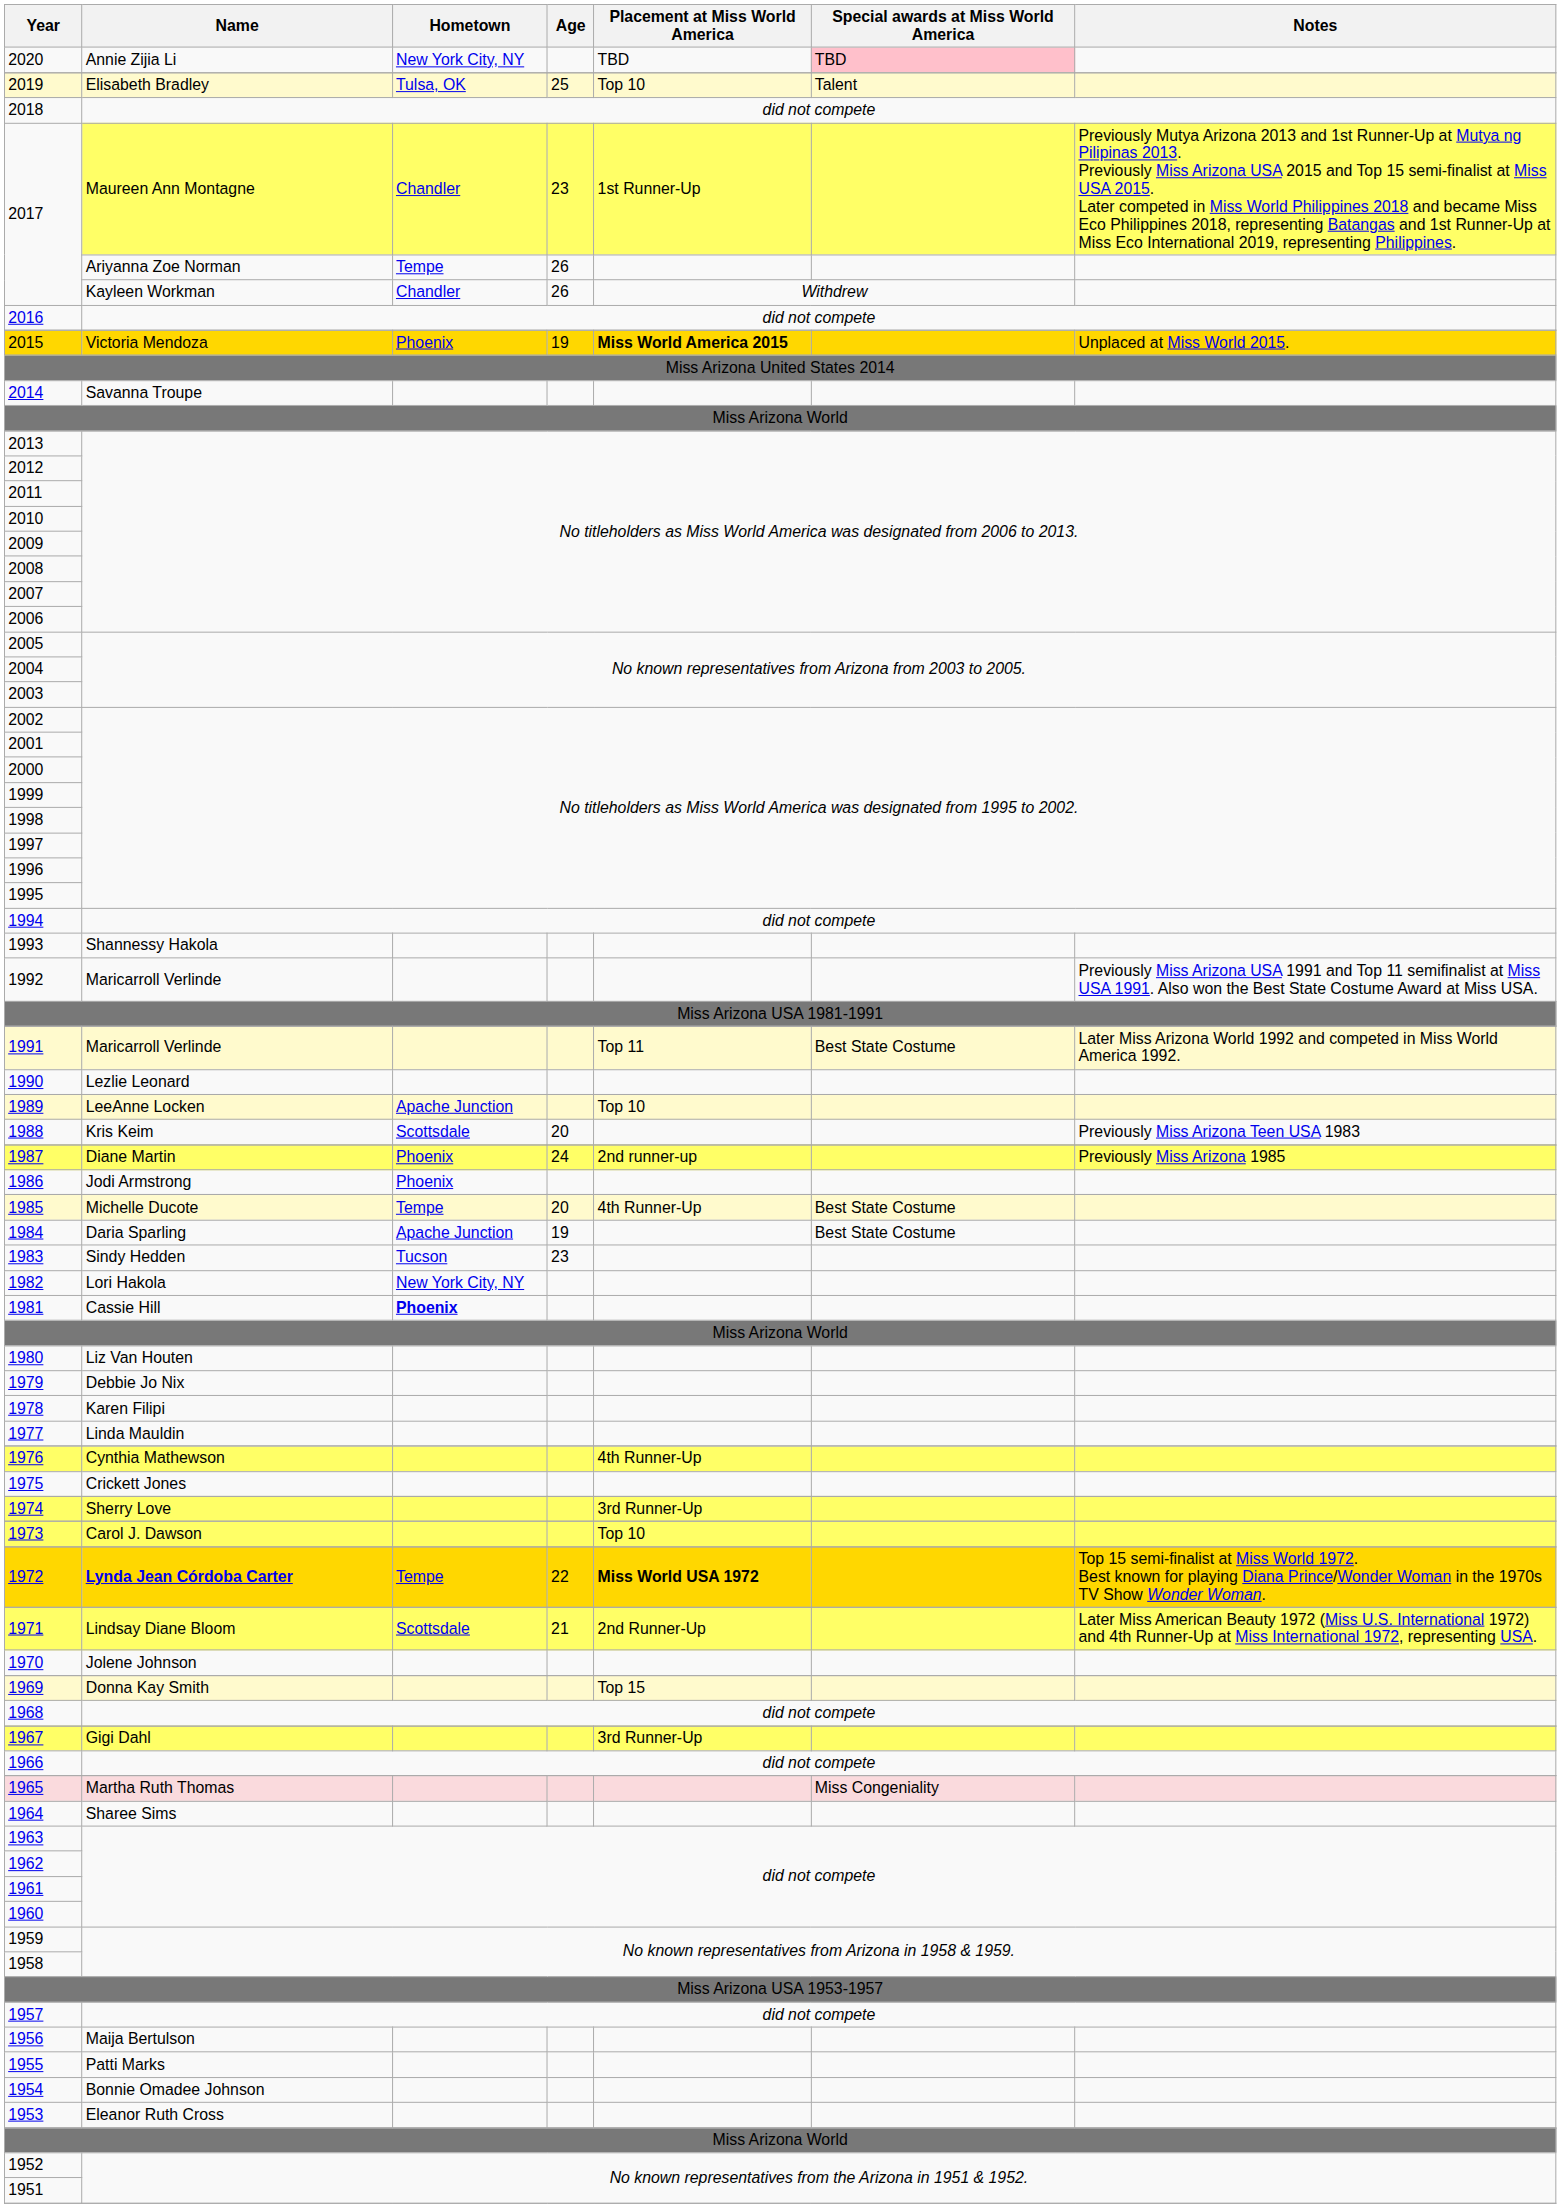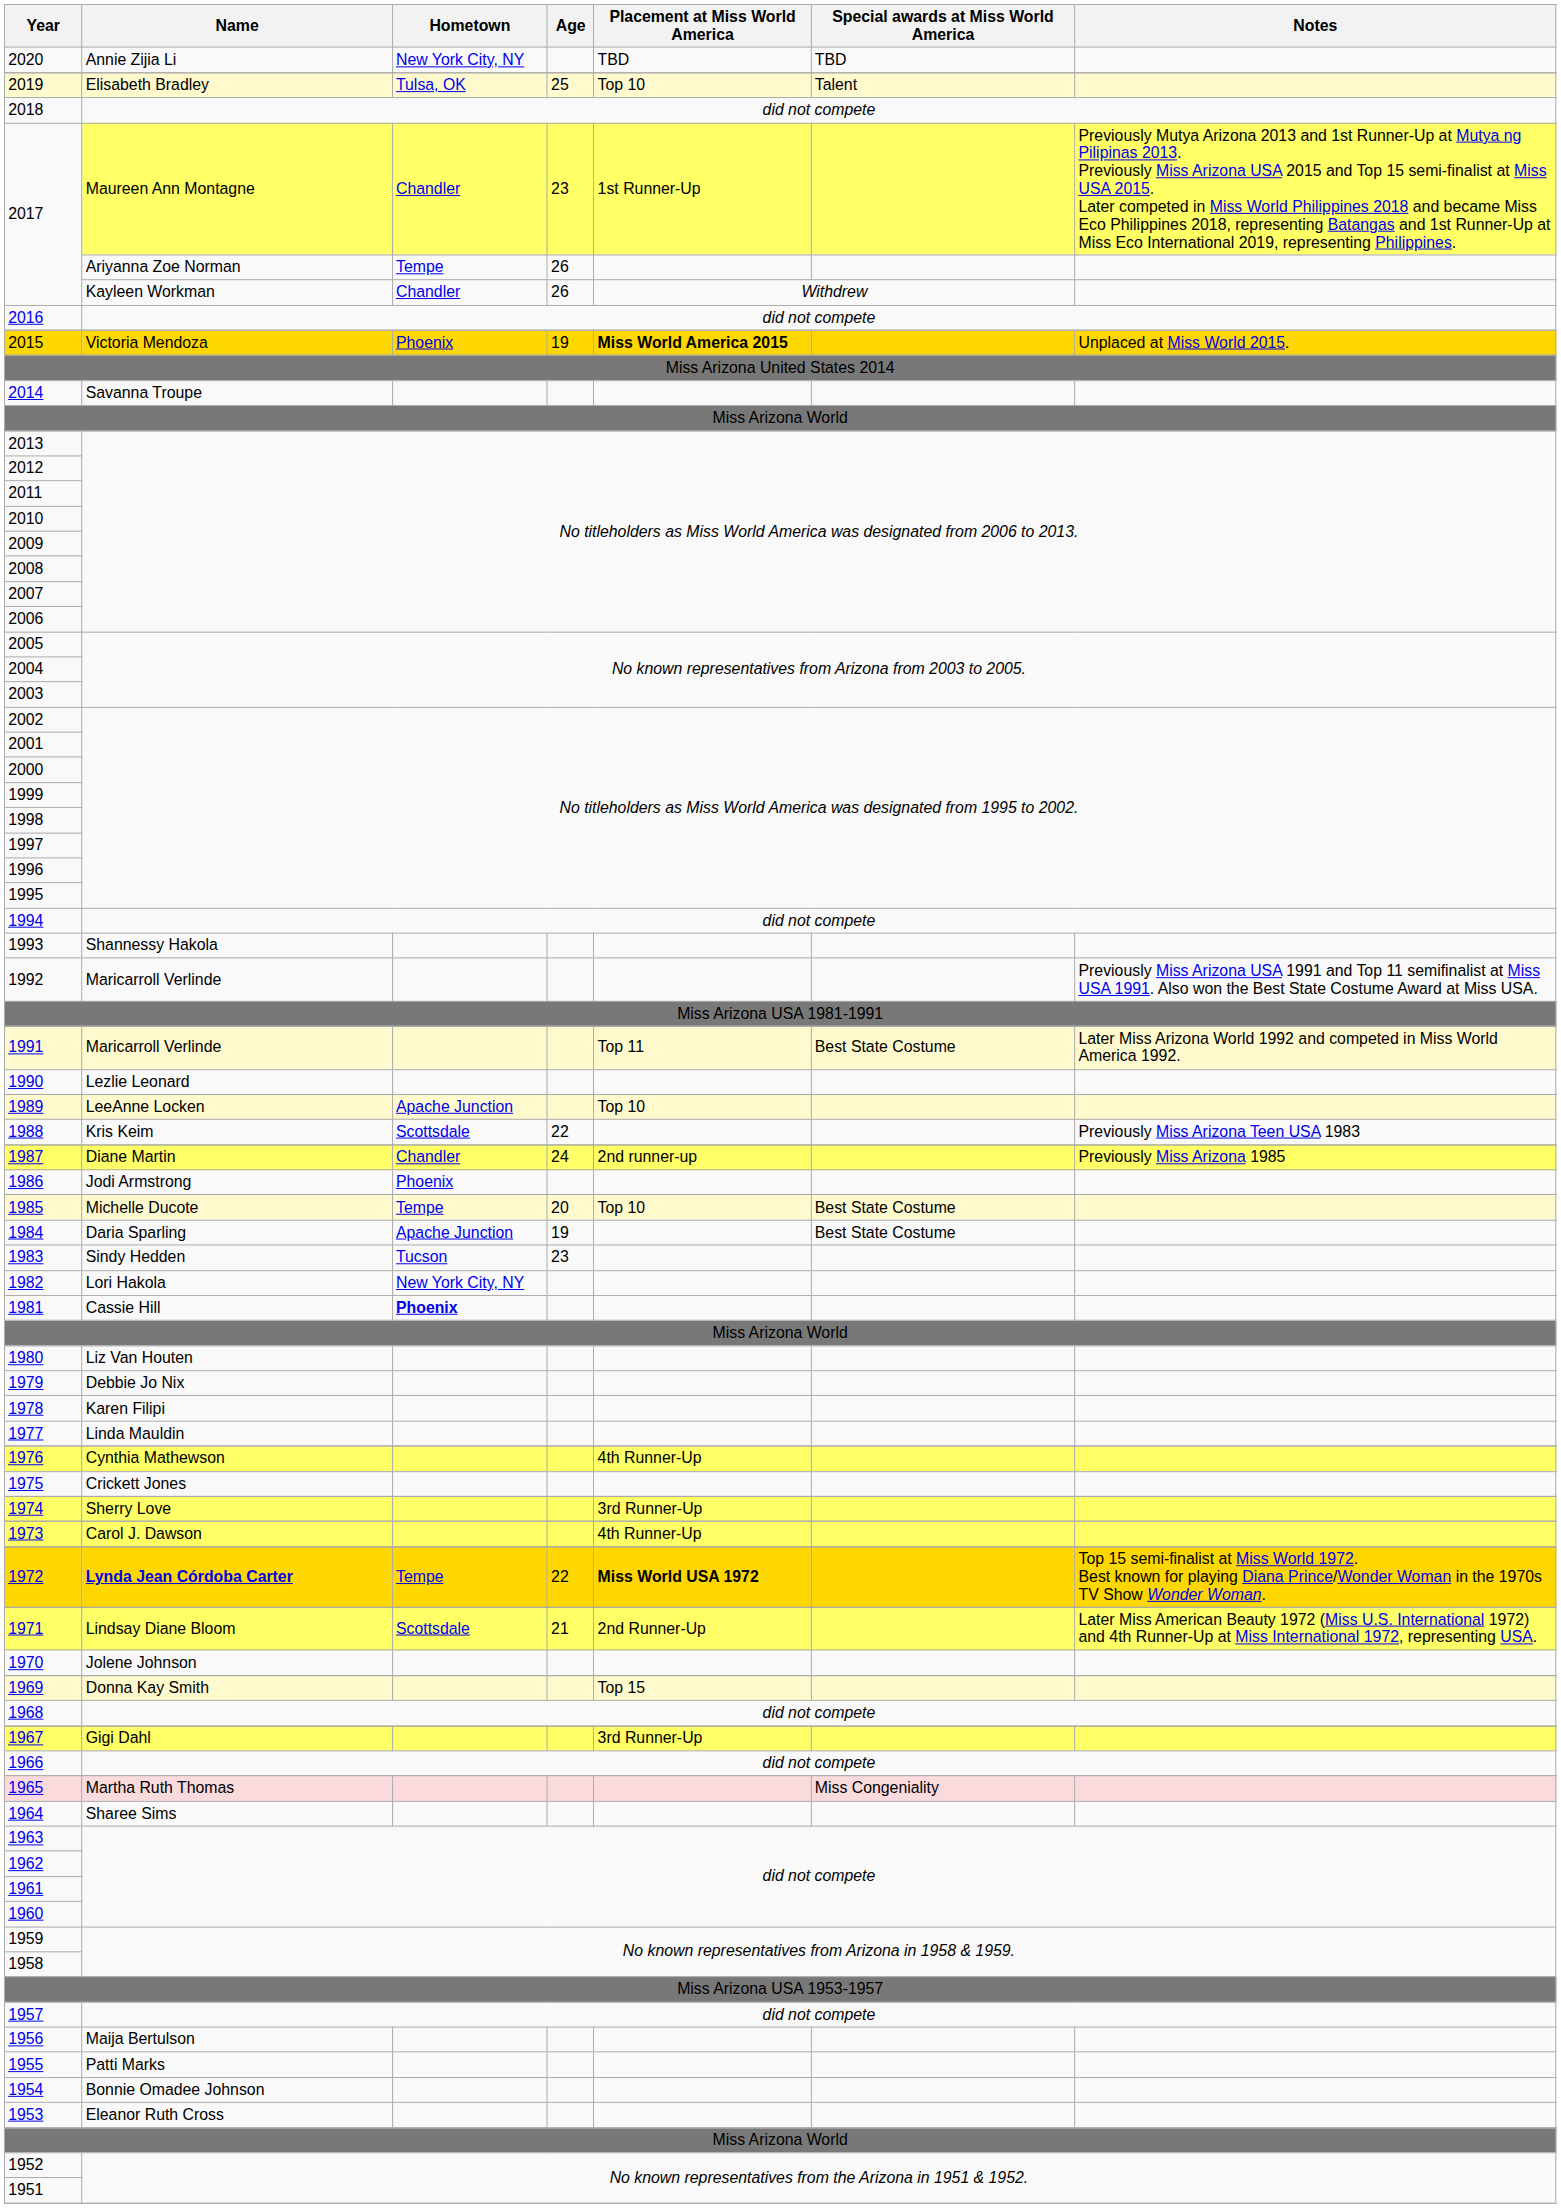(831, 60) pink background -> (831, 60) no background
(560, 1132) 20 -> (560, 1132) 22
(425, 1157) Phoenix -> (428, 1157) Chandler
(650, 1207) 4th Runner-Up -> (621, 1207) Top 10
(621, 1533) Top 10 -> (650, 1533) 4th Runner-Up
